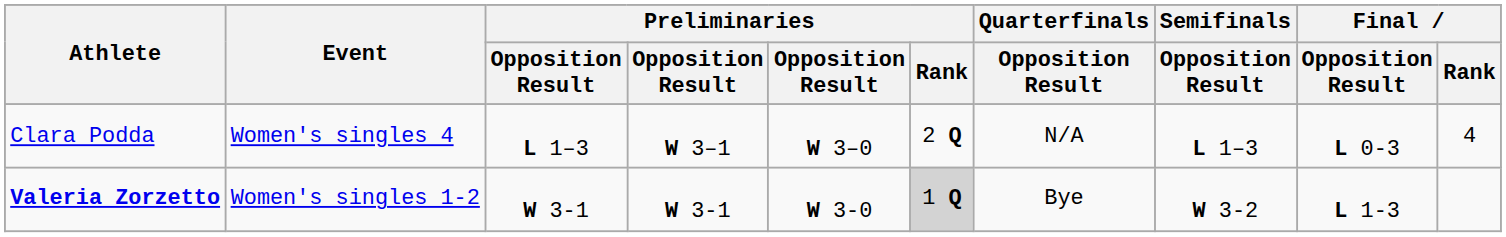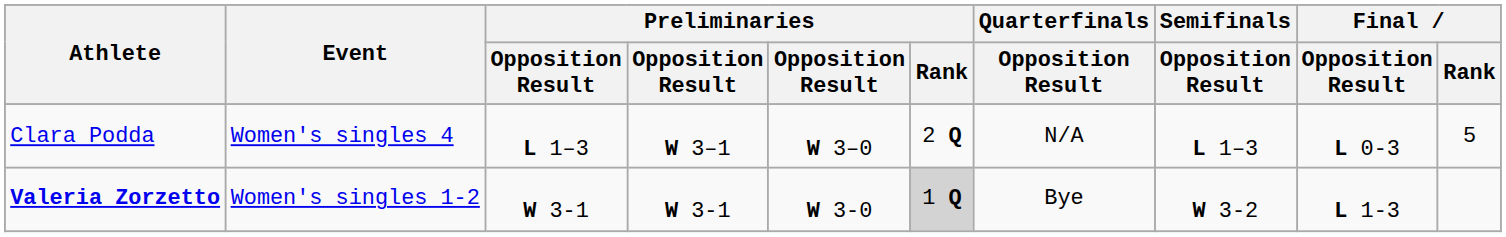(1470, 136) 4 -> (1470, 136) 5
